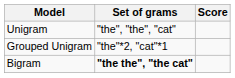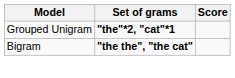- row: (27, 30)
(132, 47) normal -> (136, 30) bold
